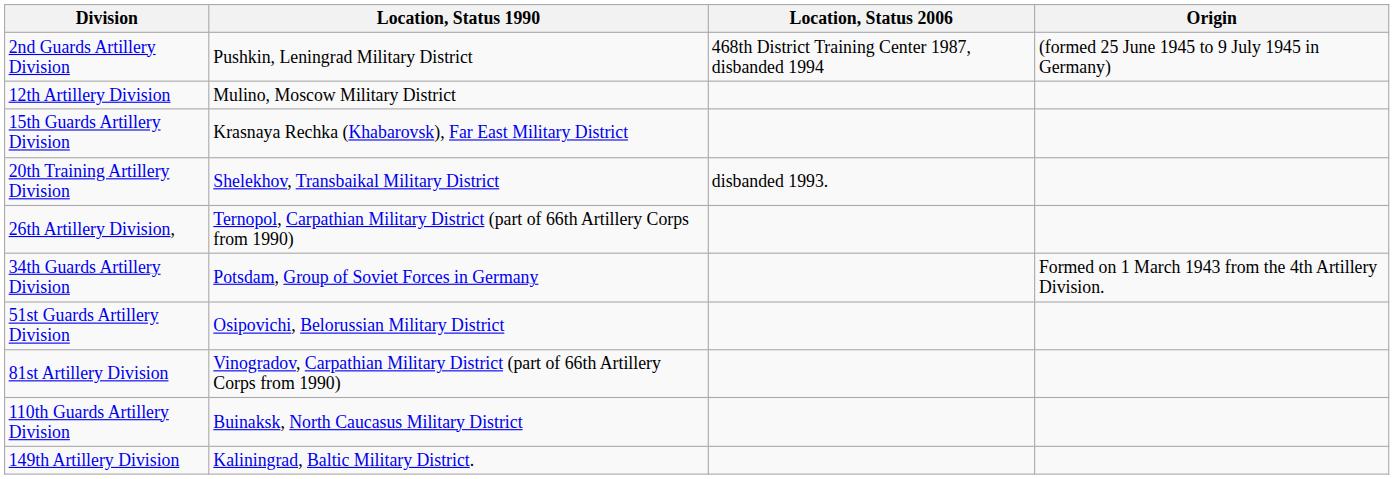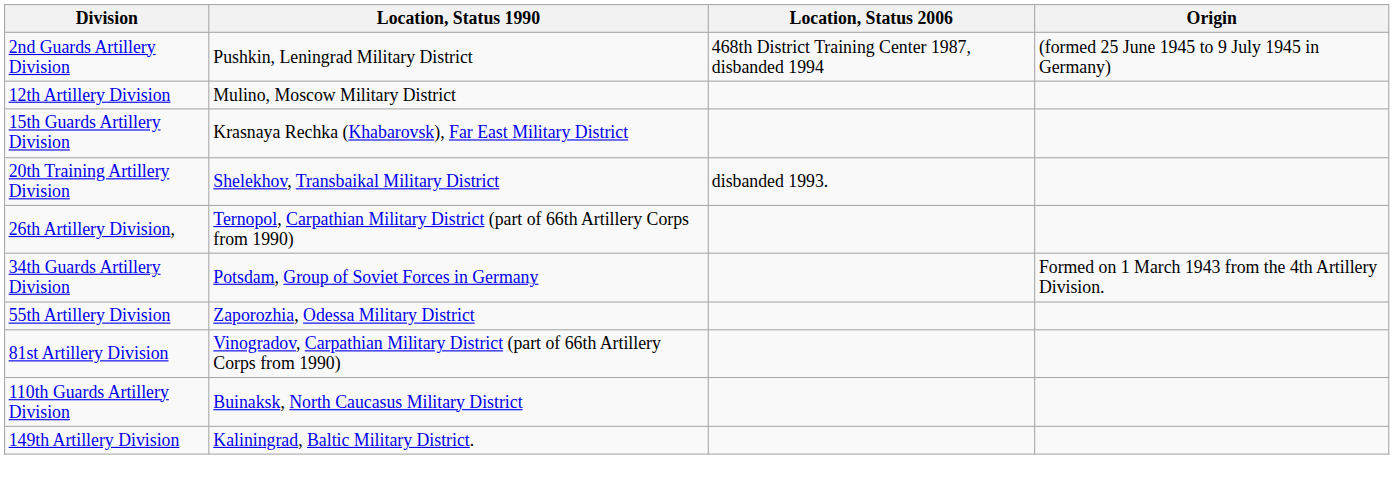- row: (84, 325)
+ row: (90, 315)
